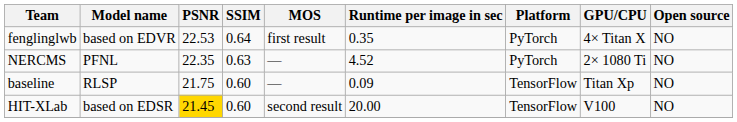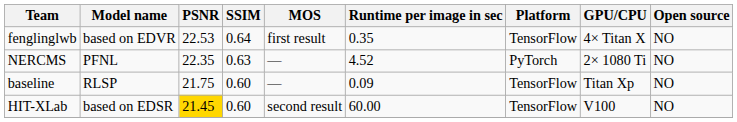(533, 38) PyTorch -> (543, 38) TensorFlow
(365, 106) 20.00 -> (365, 106) 60.00
